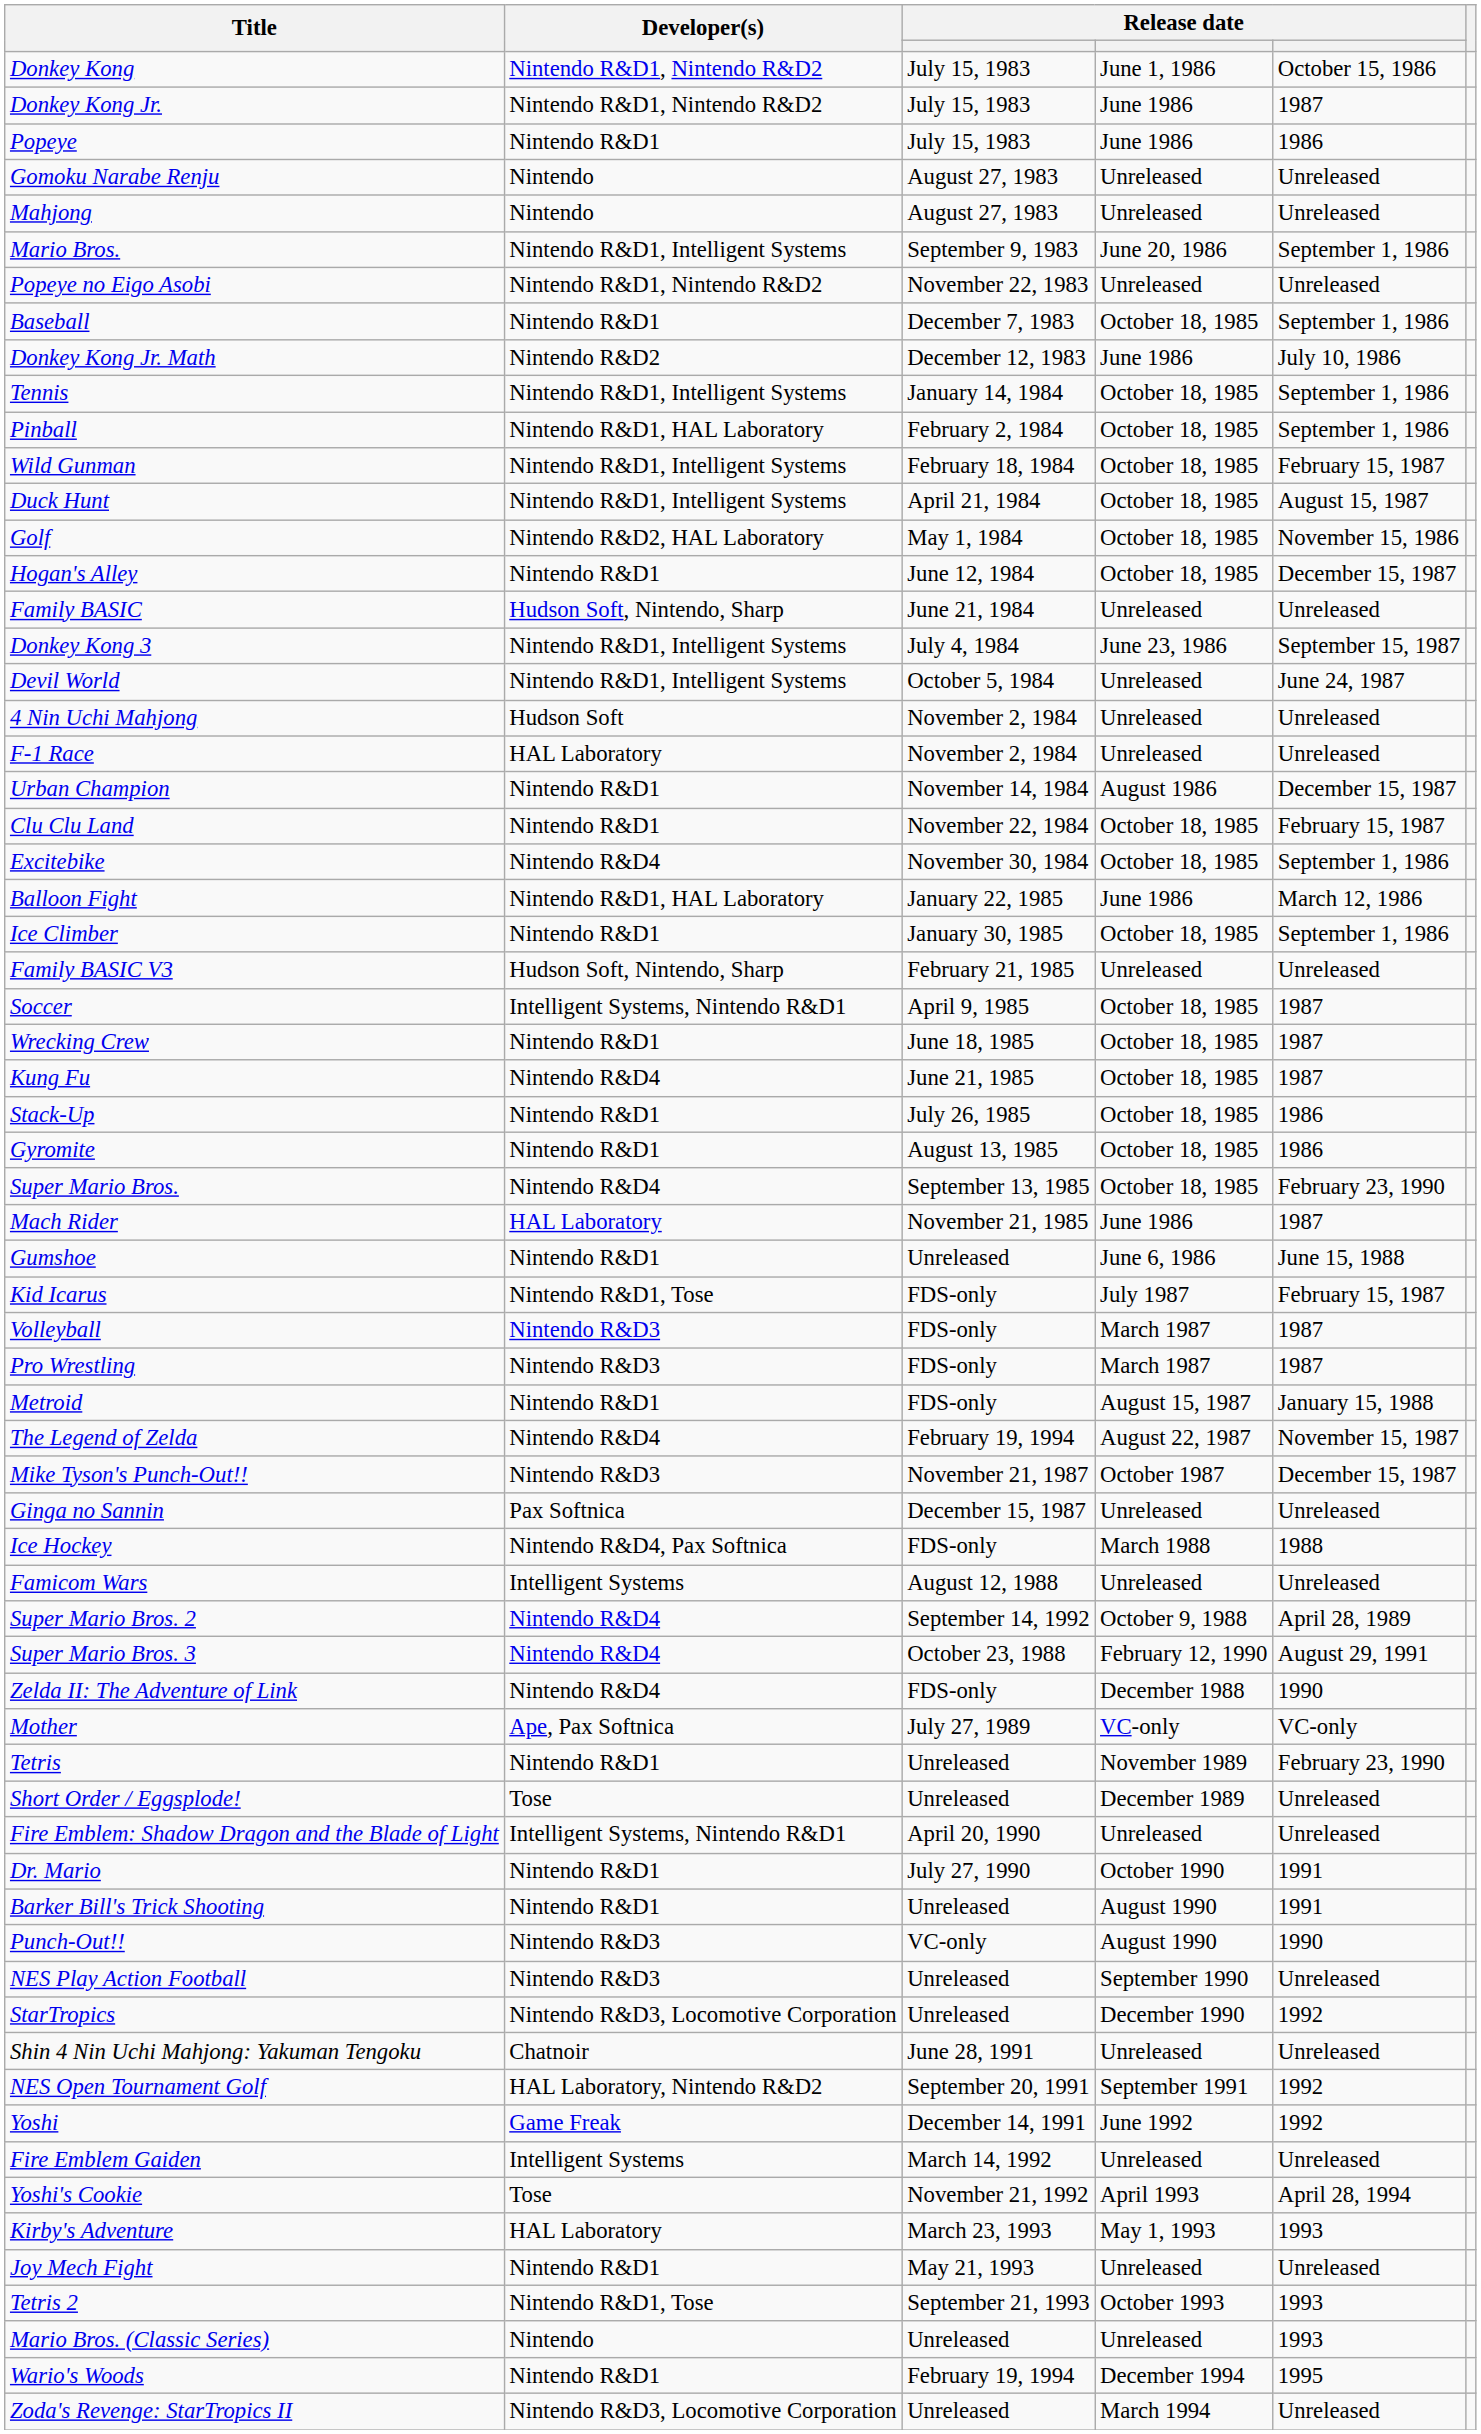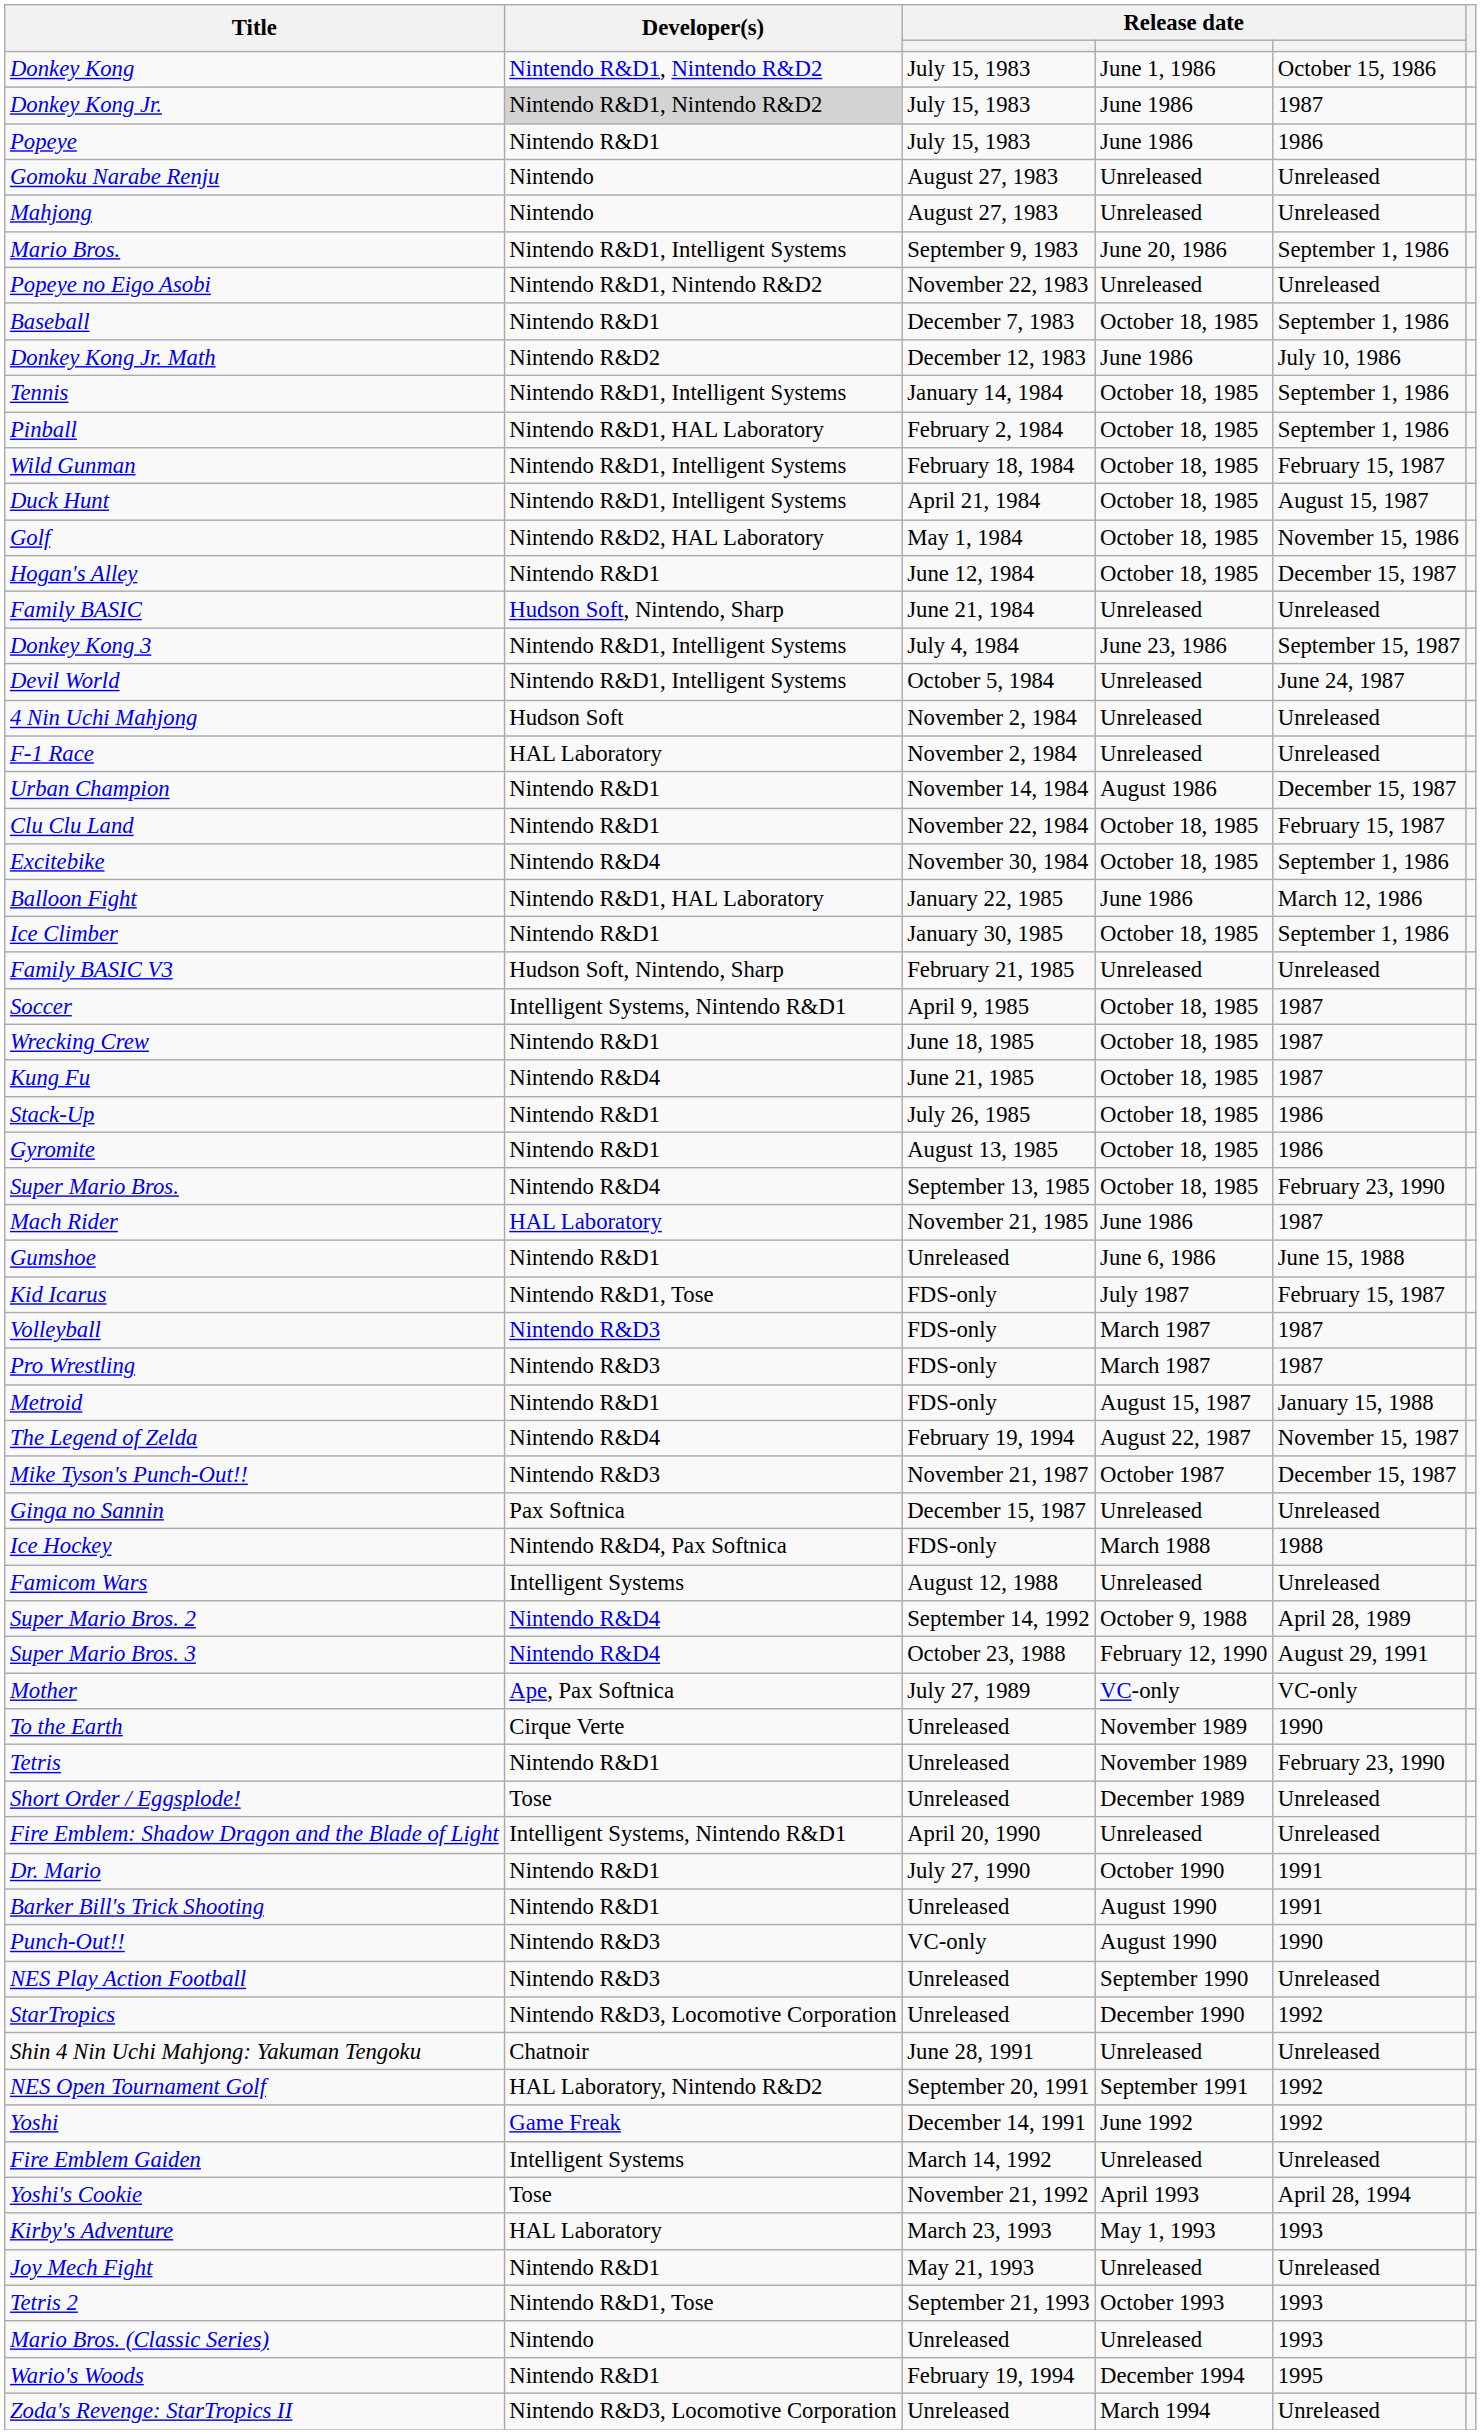(666, 105) no background -> (666, 105) lightgrey background
- row: (153, 1690)
+ row: (66, 1726)
